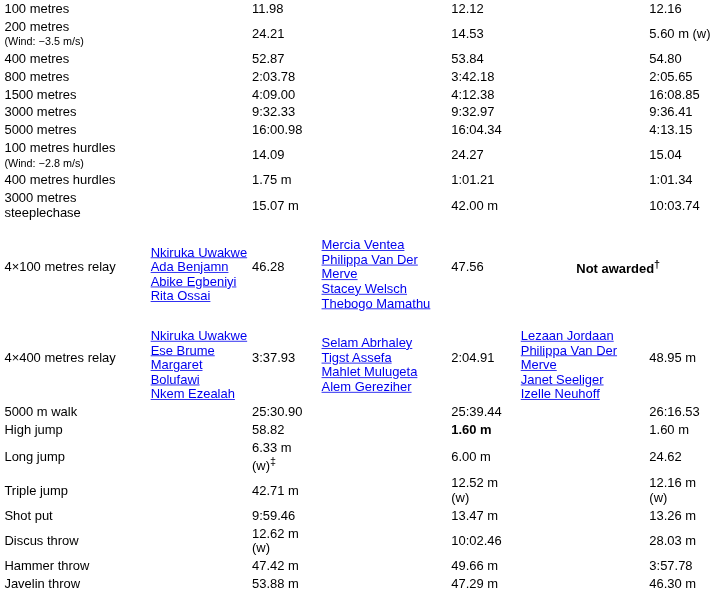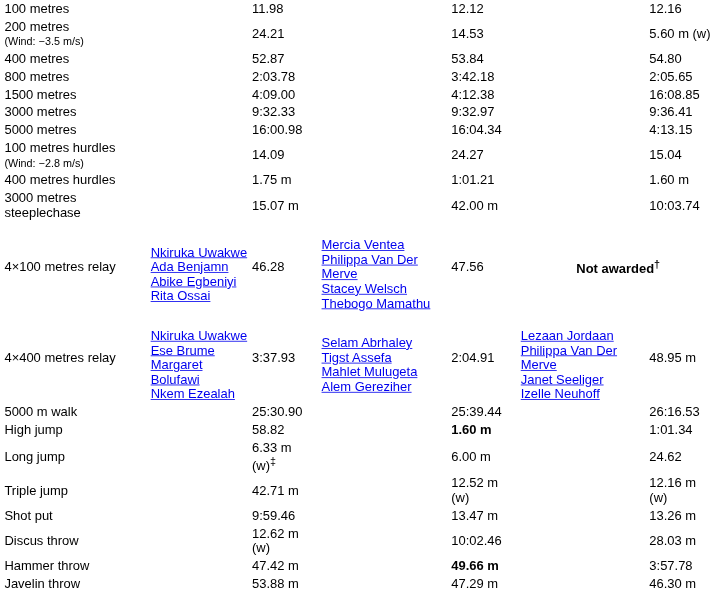(671, 180) 1:01.34 -> (669, 180) 1.60 m
(669, 430) 1.60 m -> (671, 430) 1:01.34
(475, 566) normal -> (475, 566) bold
